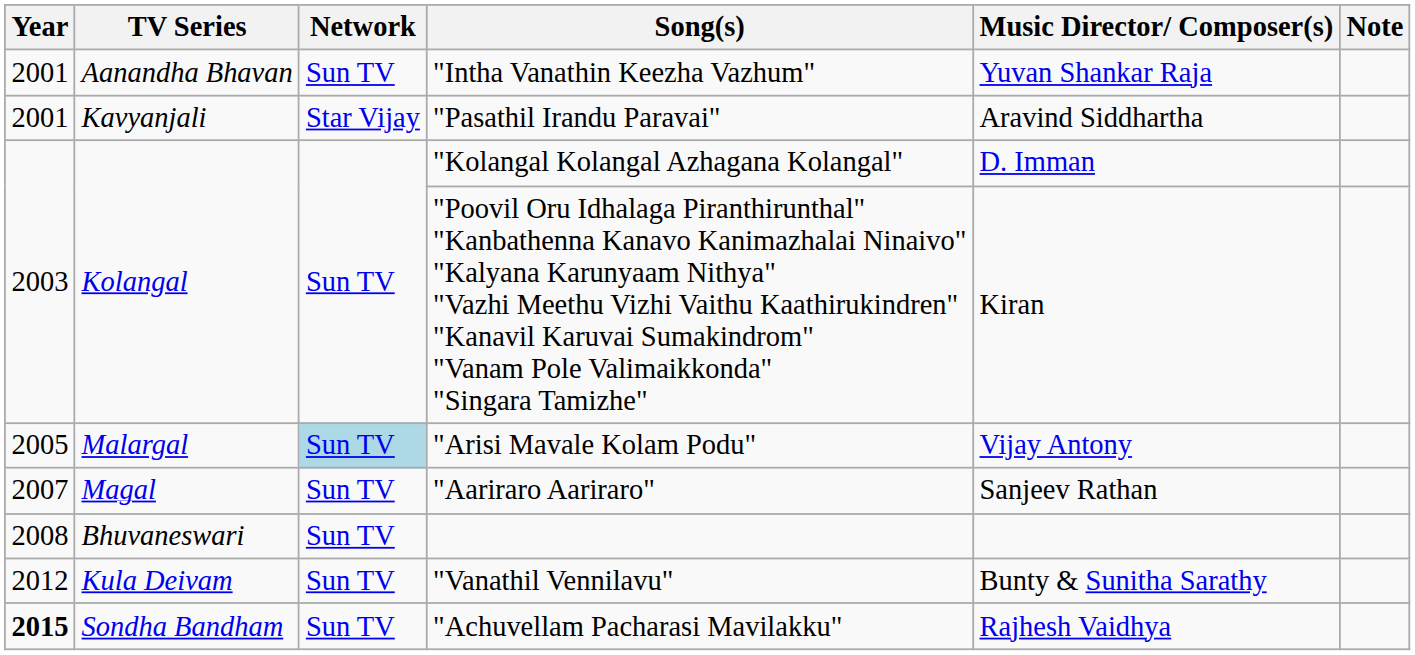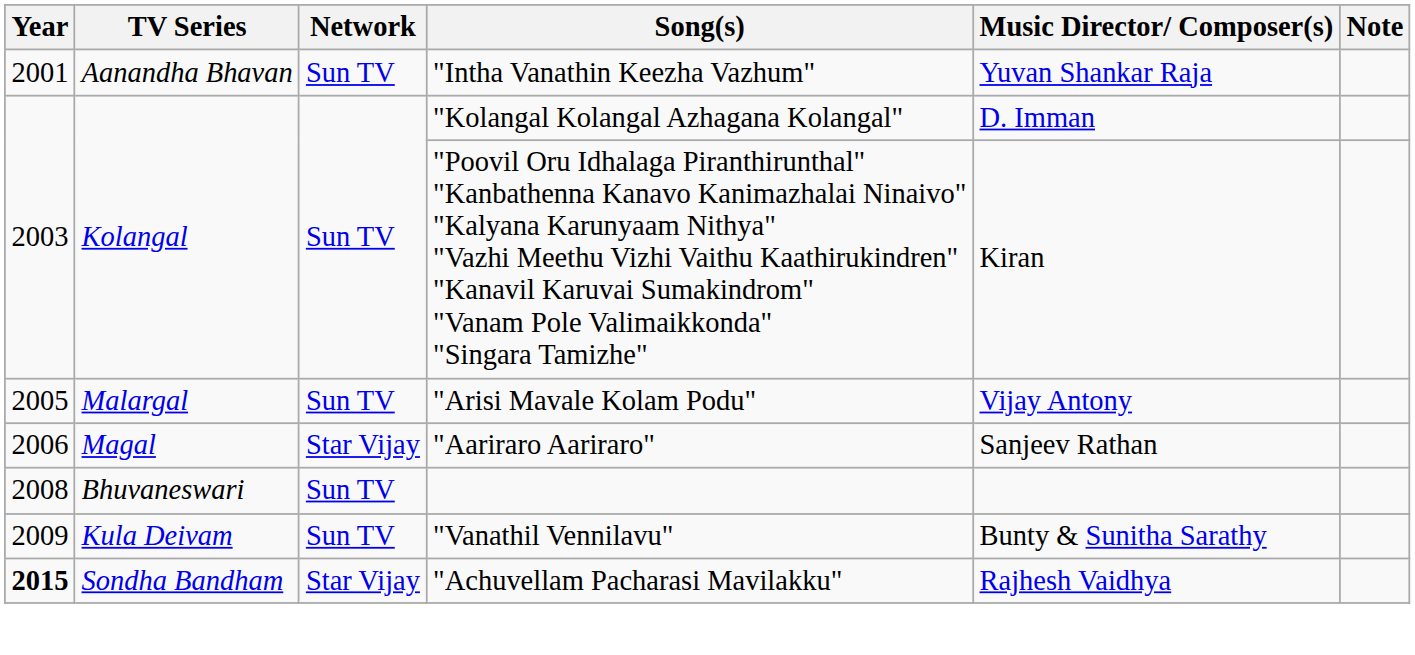- row: (577, 117)
(350, 445) lightblue background -> (350, 399) no background
(40, 490) 2007 -> (40, 445) 2006
(350, 490) Sun TV -> (363, 445) Star Vijay
(40, 580) 2012 -> (40, 535) 2009
(350, 625) Sun TV -> (363, 580) Star Vijay
